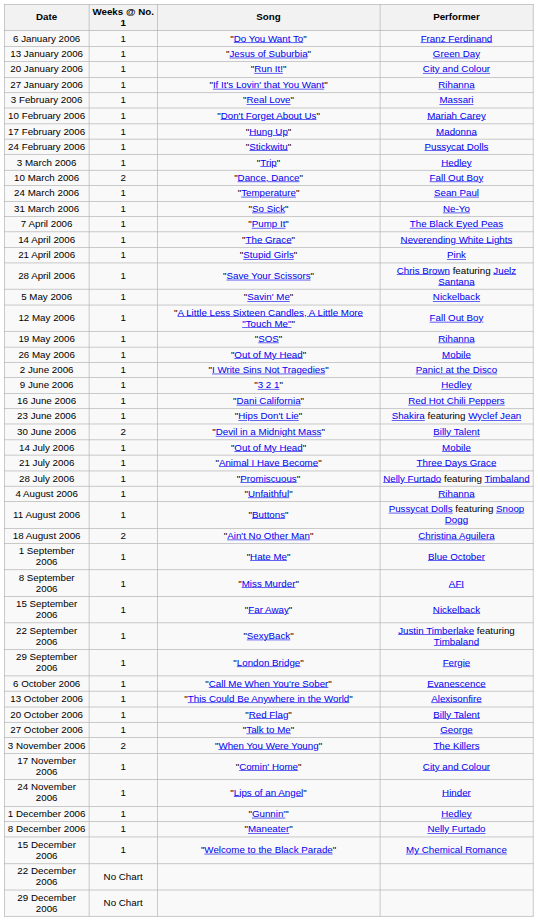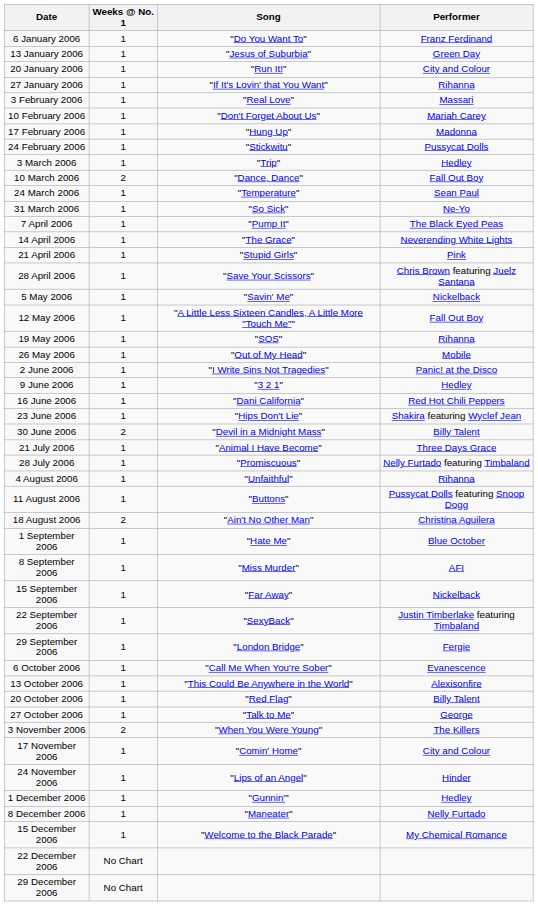- row: (47, 447)
